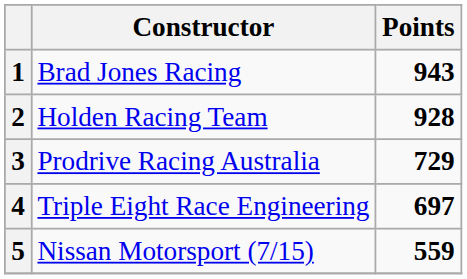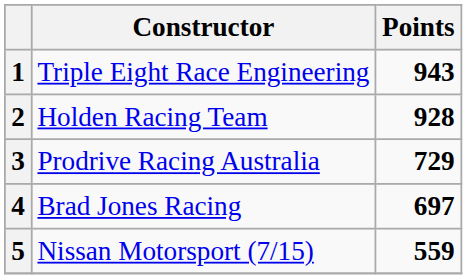(139, 71) Brad Jones Racing -> (203, 71) Triple Eight Race Engineering
(203, 206) Triple Eight Race Engineering -> (139, 206) Brad Jones Racing
